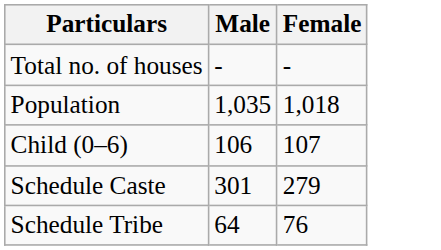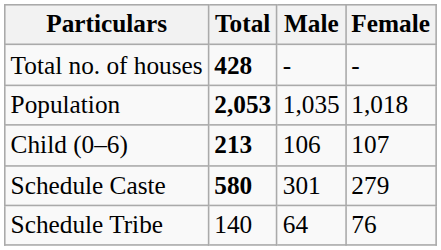+ column: (243, 24)
